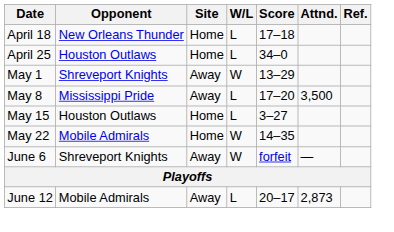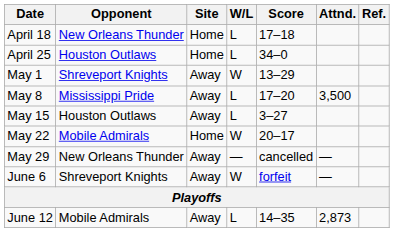(207, 116) Home -> (205, 116) Away
(277, 136) 14–35 -> (277, 136) 20–17
+ row: (28, 156)
(277, 197) 20–17 -> (277, 217) 14–35
